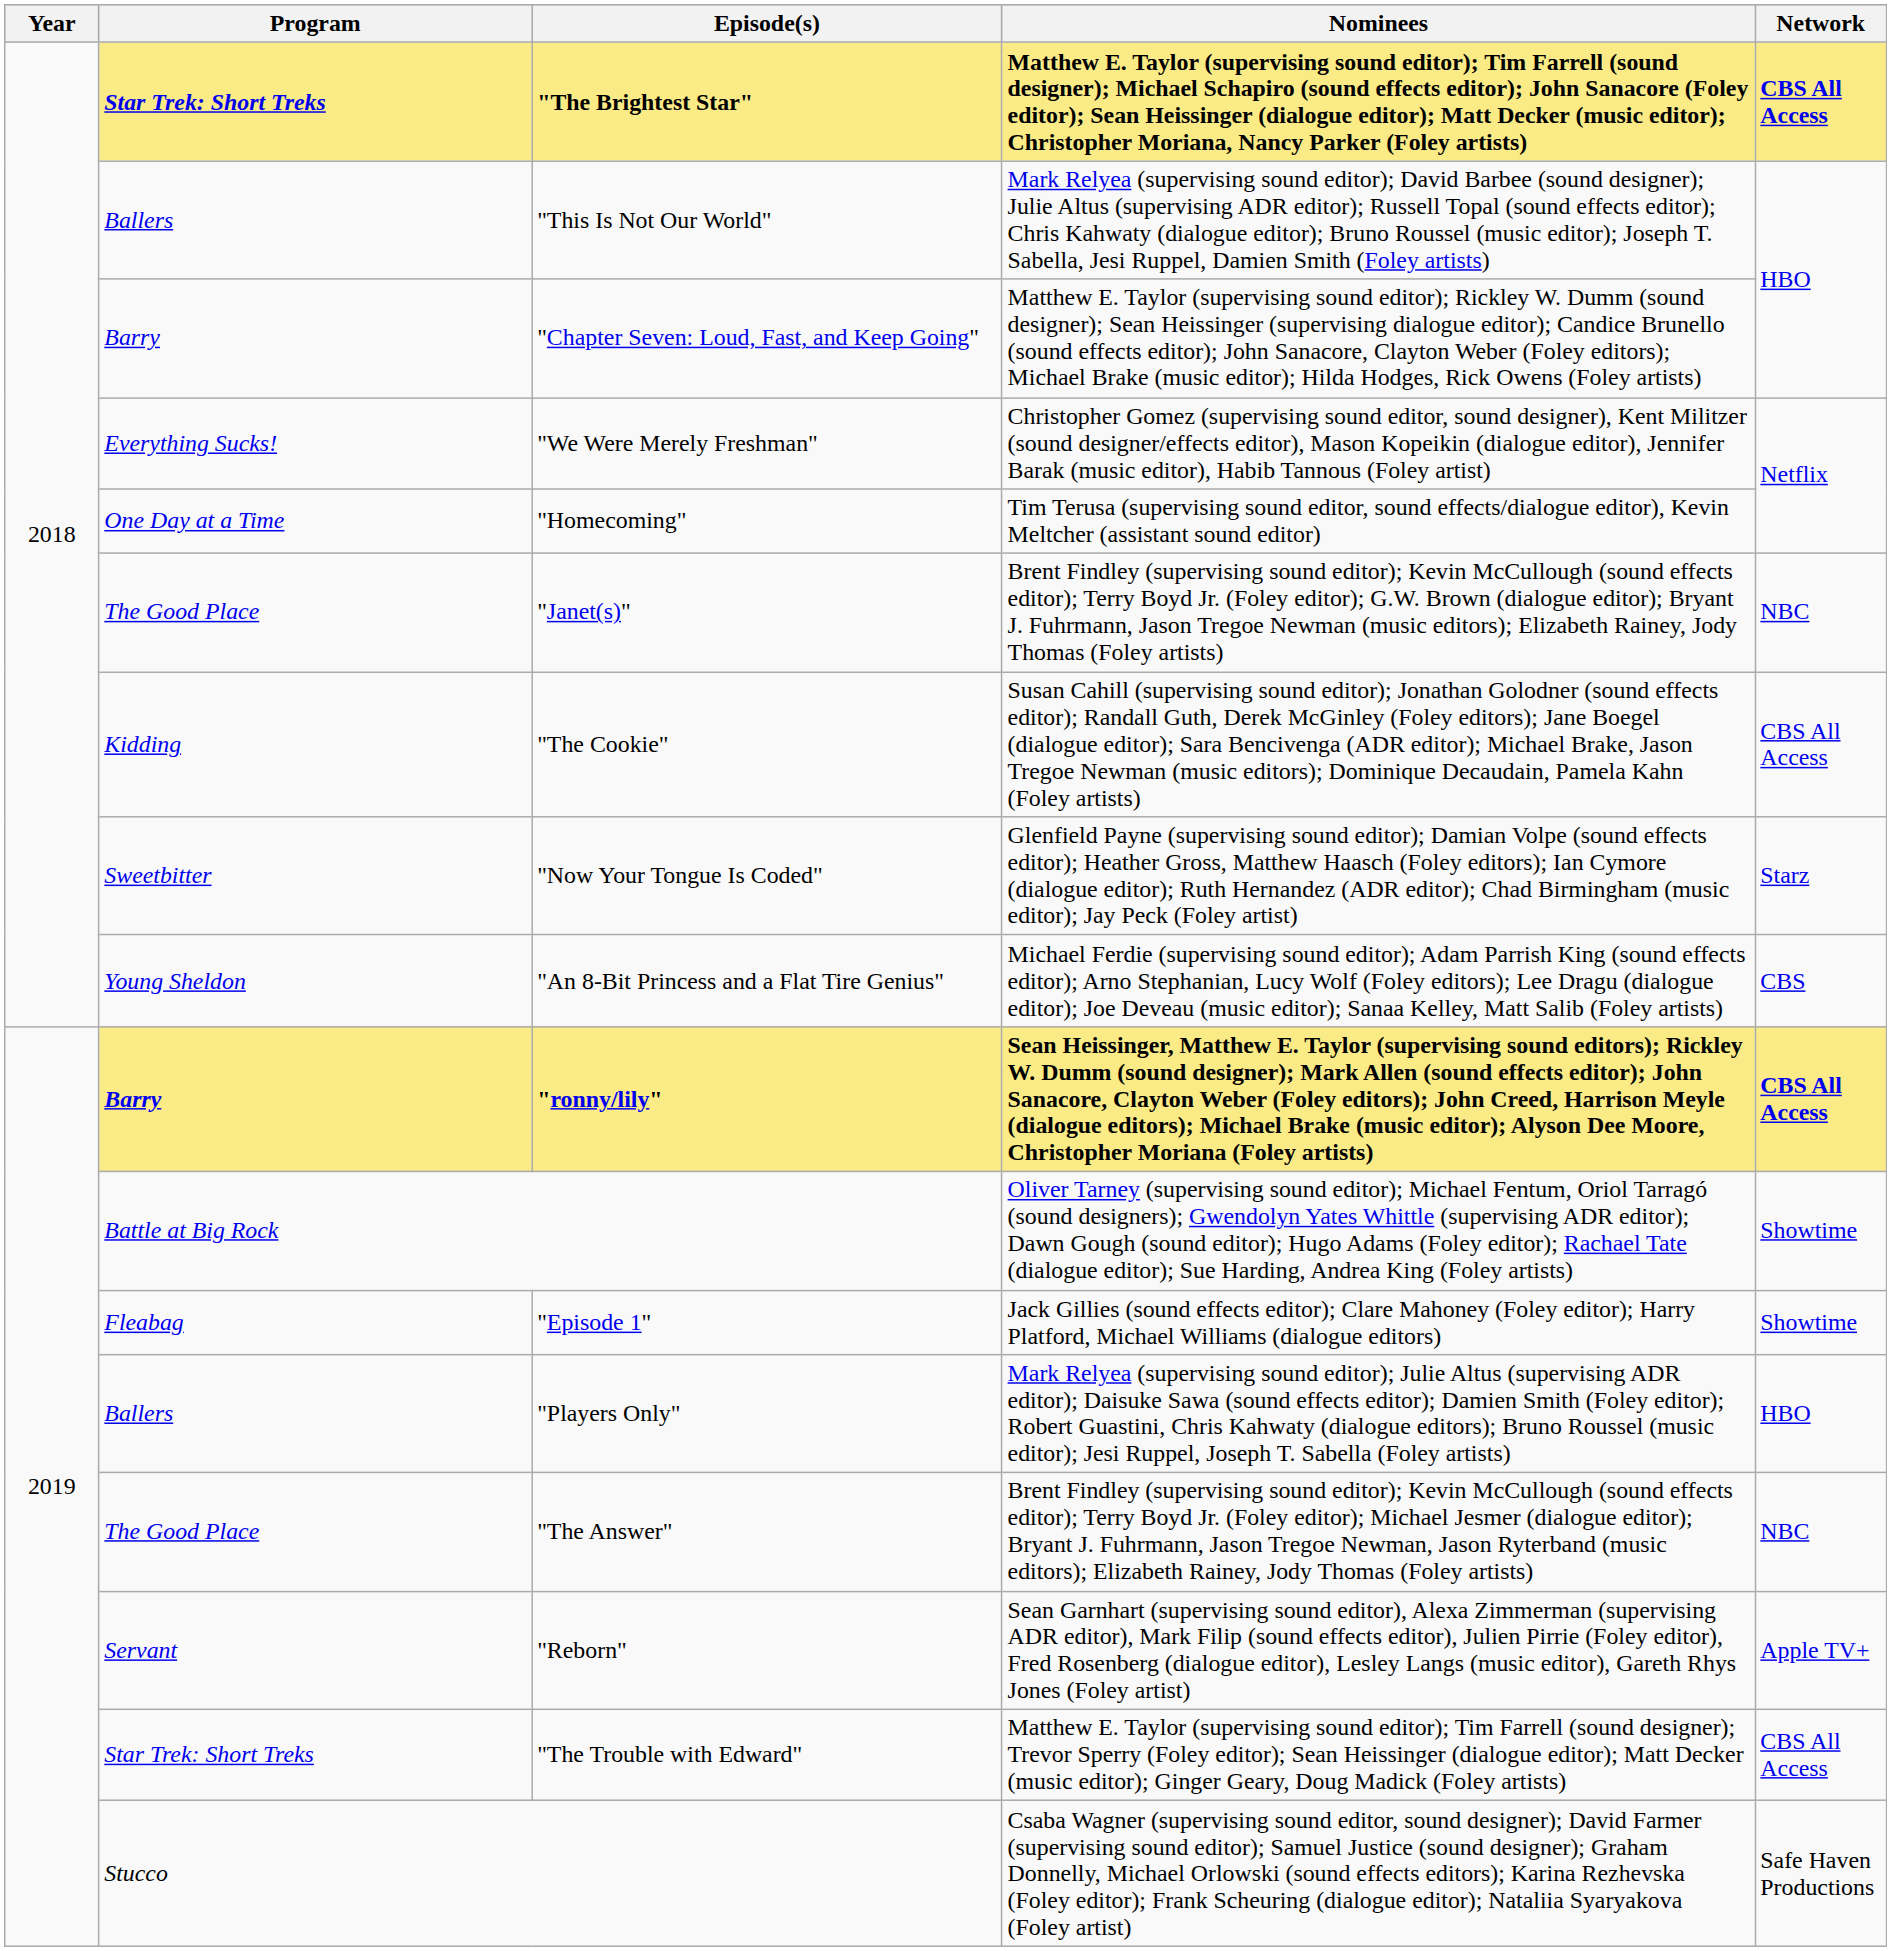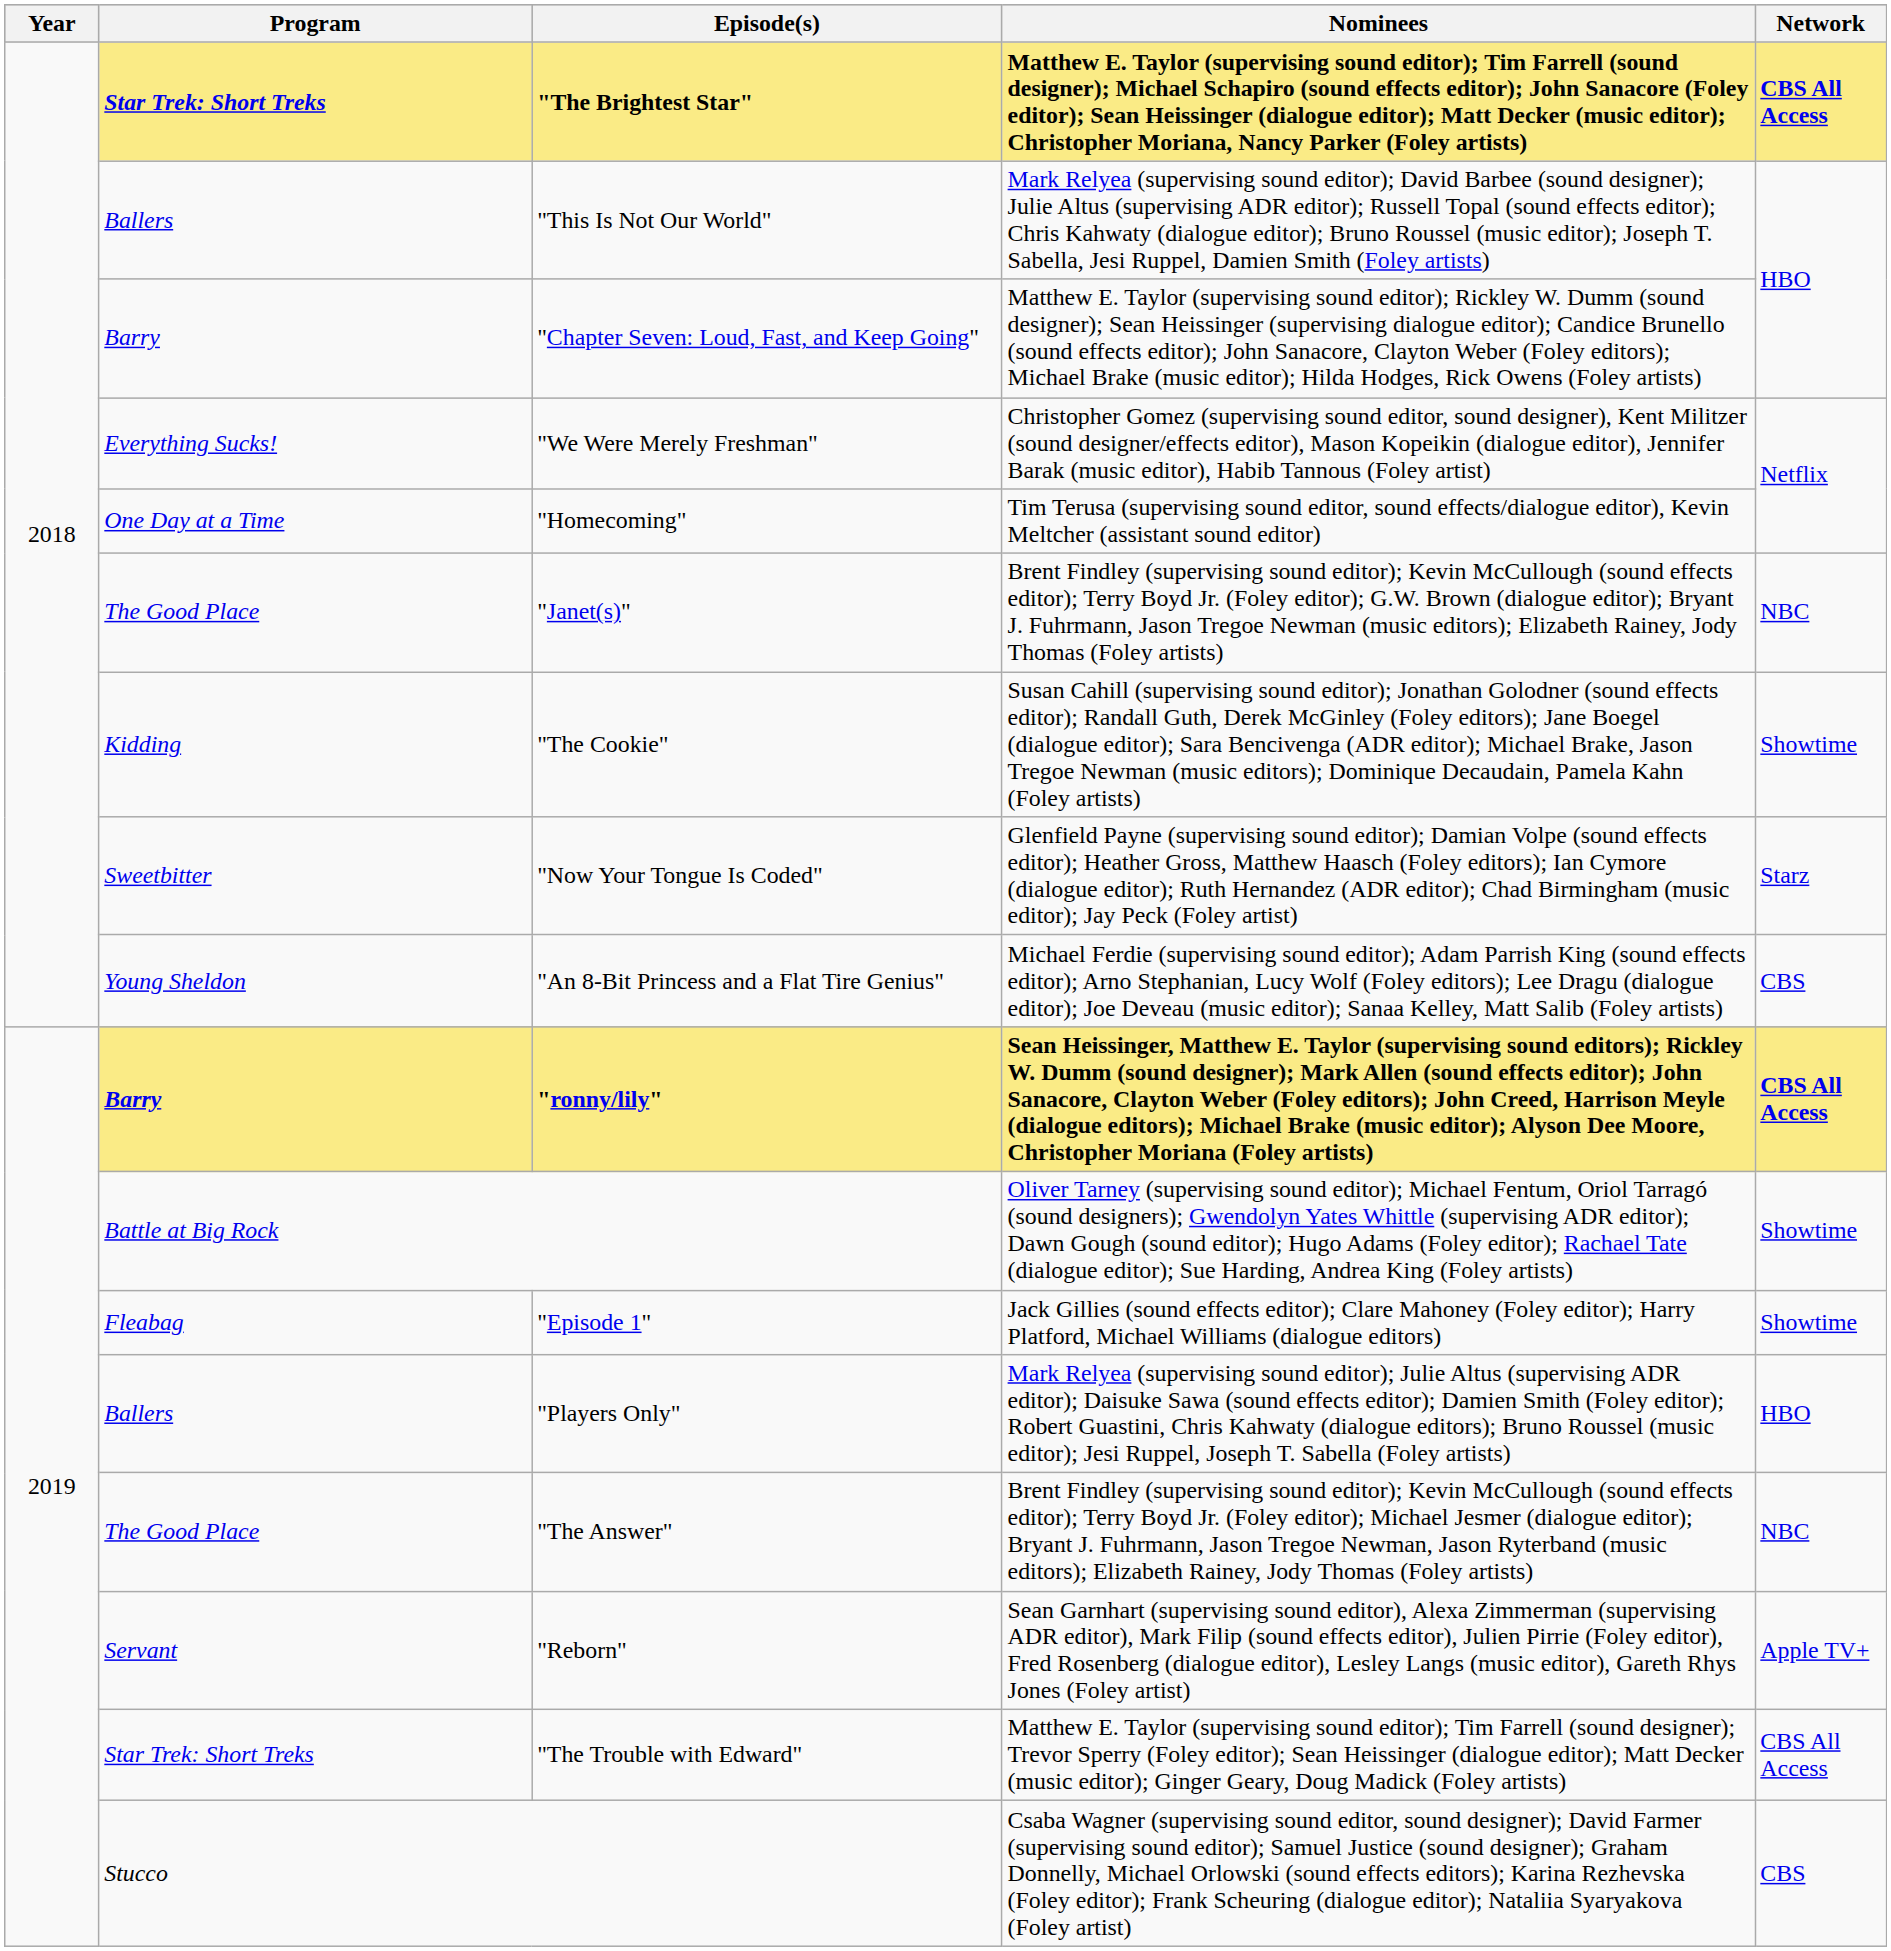(1800, 744) CBS All Access -> (1809, 744) Showtime
(1817, 1873) Safe Haven Productions -> (1783, 1873) CBS
